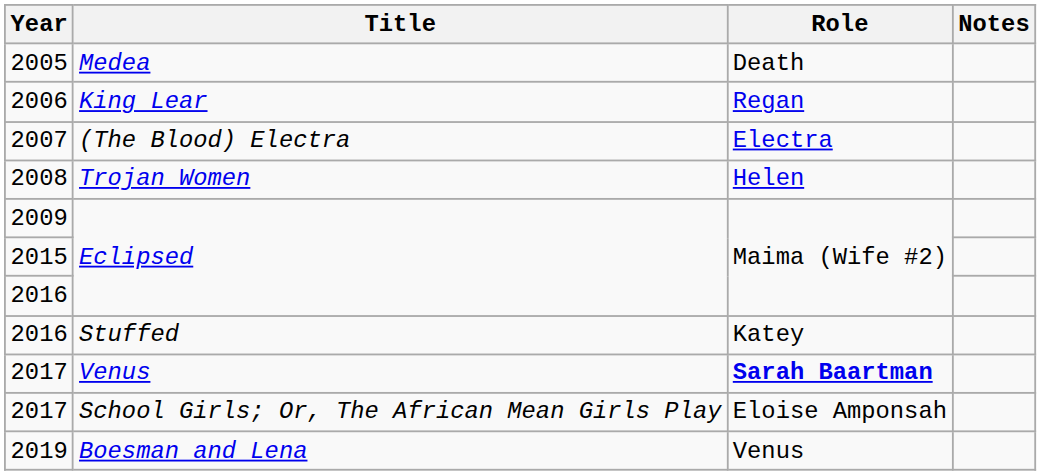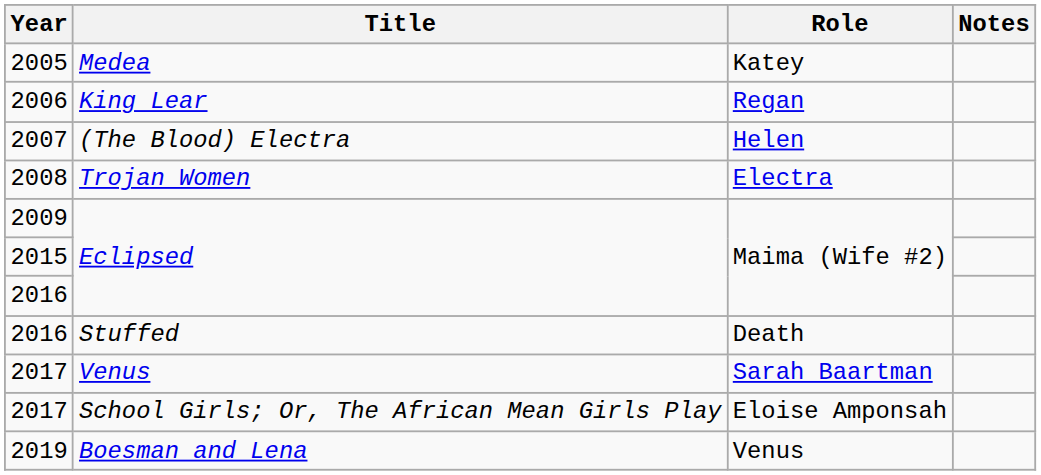(768, 63) Death -> (768, 63) Katey
(783, 141) Electra -> (768, 141) Helen
(768, 179) Helen -> (783, 179) Electra
(768, 334) Katey -> (768, 334) Death
(833, 373) bold -> (833, 373) normal
